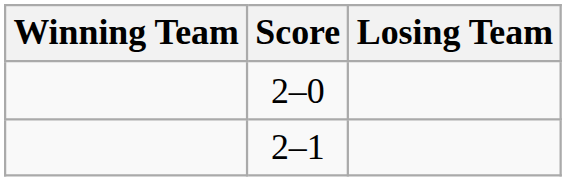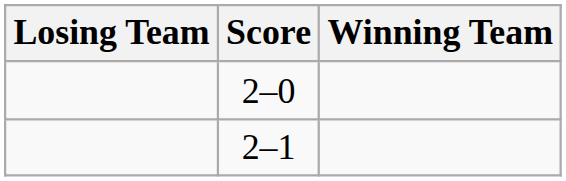columns swapped: (126, 32) <-> (455, 32)
